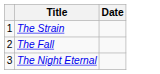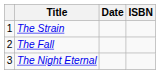+ column: (141, 12)
